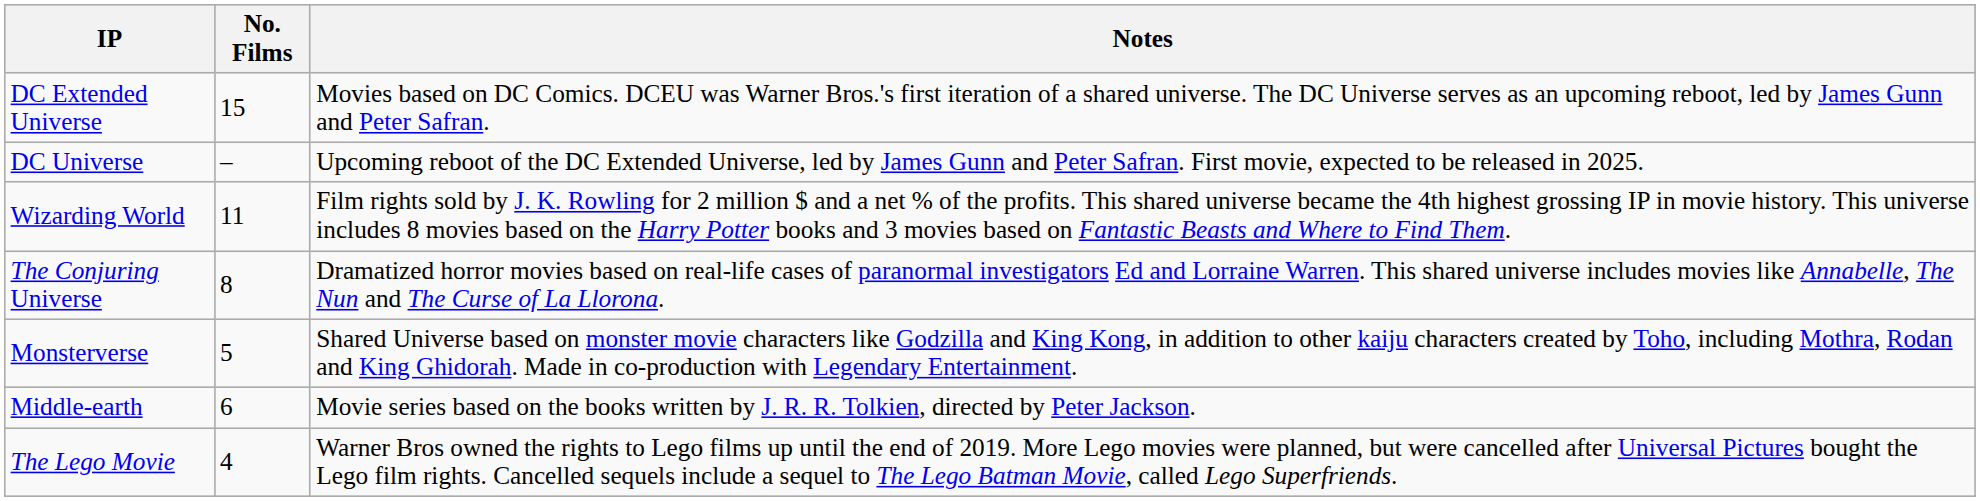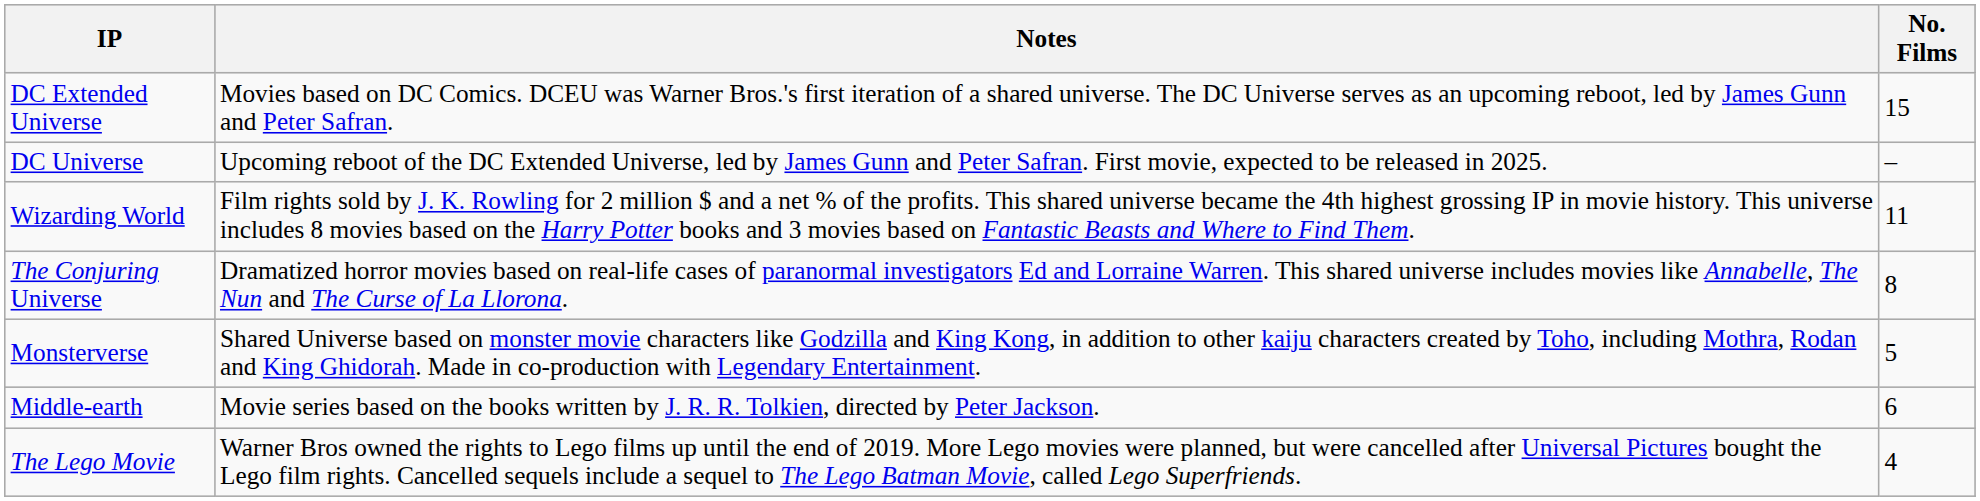columns swapped: (262, 38) <-> (1143, 38)
